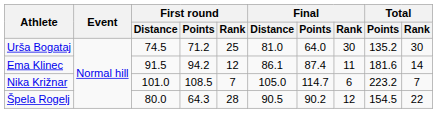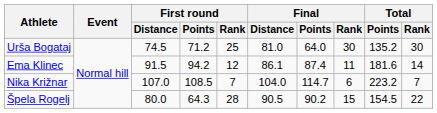(156, 83) 101.0 -> (156, 83) 107.0
(272, 83) 105.0 -> (272, 83) 104.0
(349, 100) 12 -> (349, 100) 15
